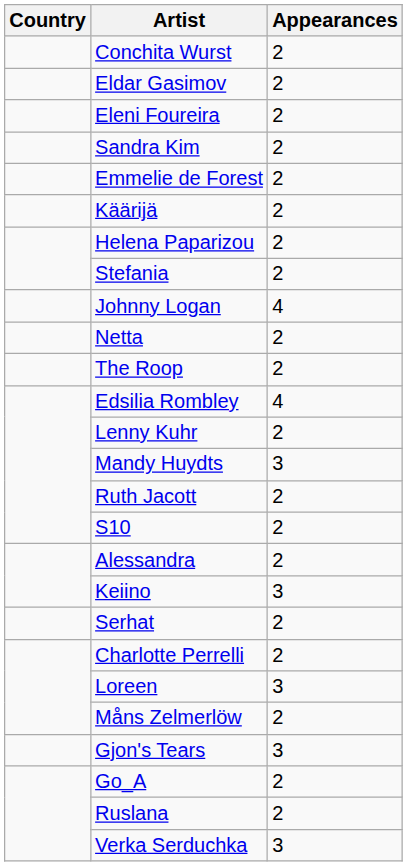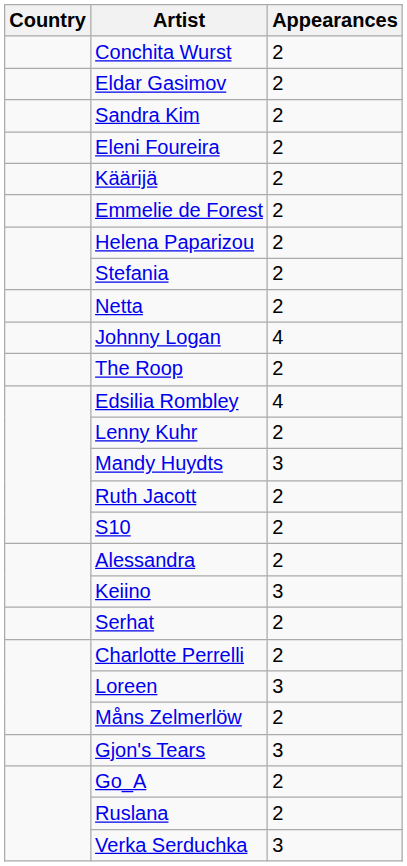rows swapped: (147, 147) <-> (157, 115)
rows swapped: (179, 178) <-> (126, 210)
rows swapped: (158, 305) <-> (119, 337)
